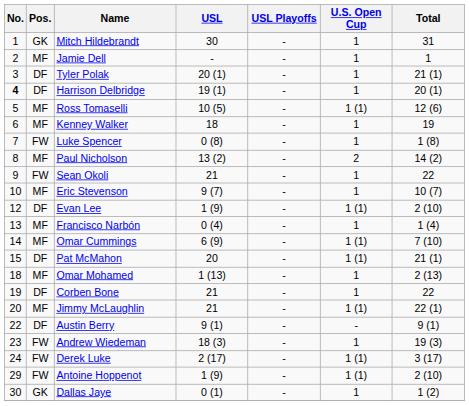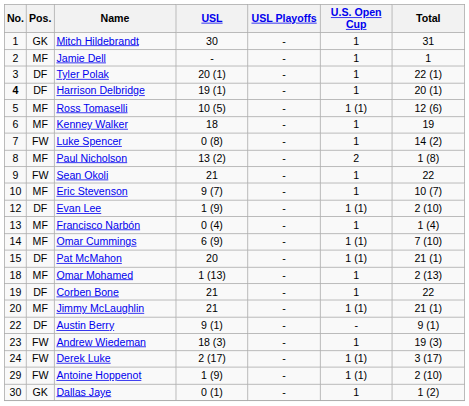(428, 74) 21 (1) -> (428, 74) 22 (1)
(428, 141) 1 (8) -> (428, 141) 14 (2)
(428, 158) 14 (2) -> (428, 158) 1 (8)
(428, 308) 22 (1) -> (428, 308) 21 (1)
